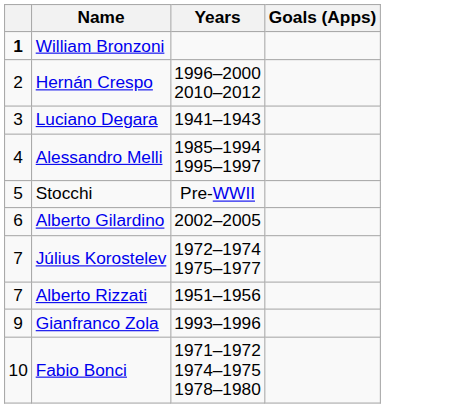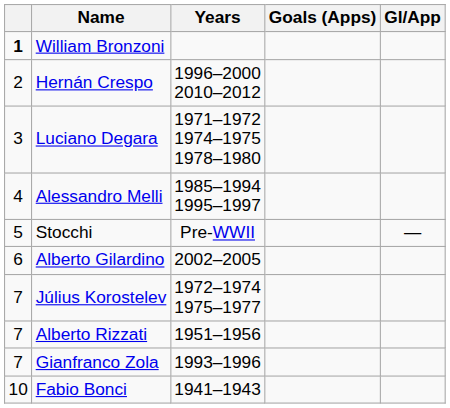+ column: (413, 18)
(218, 119) 1941–1943 -> (218, 139) 1971–1972 1974–1975 1978–1980
(18, 323) 9 -> (18, 362) 7
(218, 370) 1971–1972 1974–1975 1978–1980 -> (218, 389) 1941–1943
